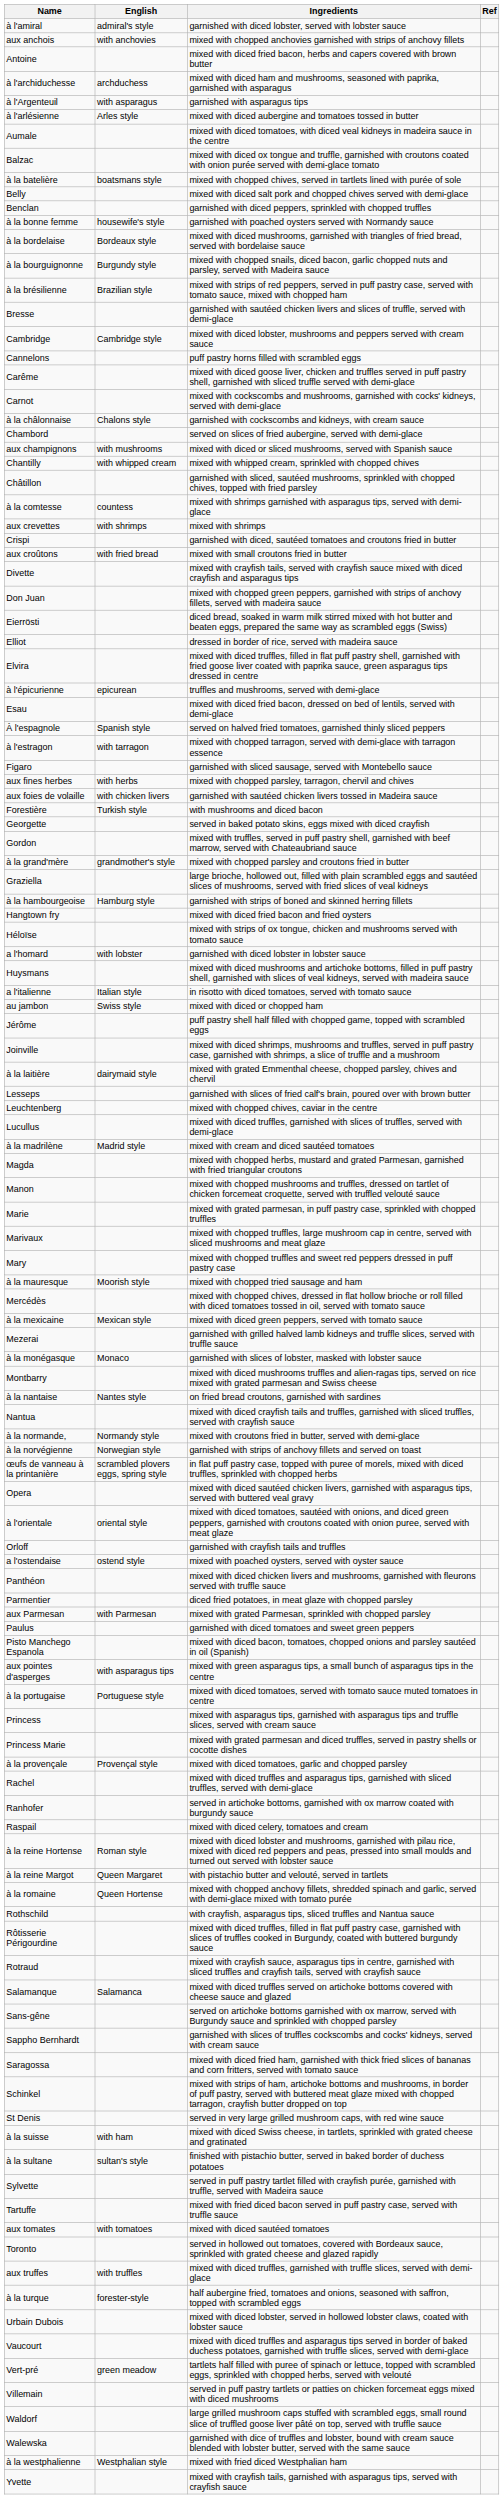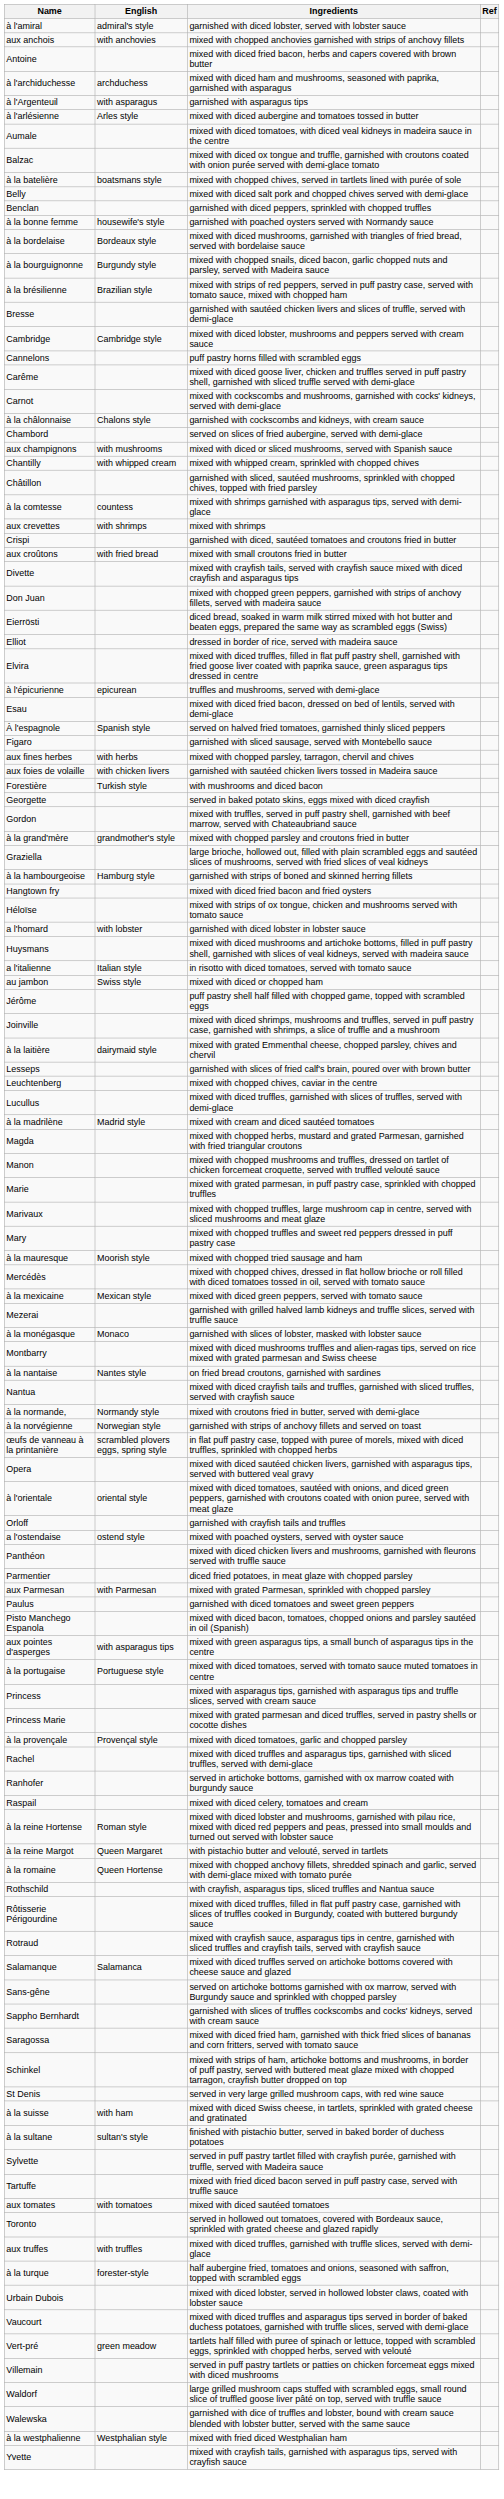- row: (29, 748)
